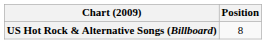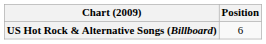(240, 30) 8 -> (240, 30) 6
